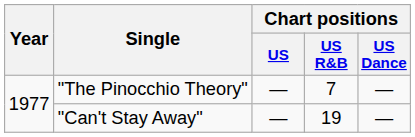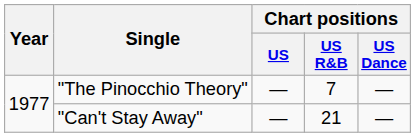(331, 118) 19 -> (331, 118) 21
